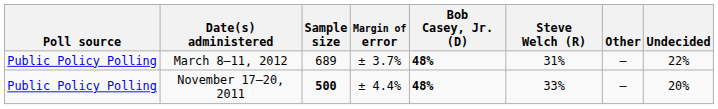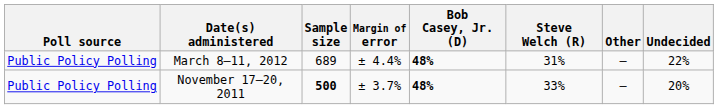(380, 61) ± 3.7% -> (380, 61) ± 4.4%
(380, 87) ± 4.4% -> (380, 87) ± 3.7%
